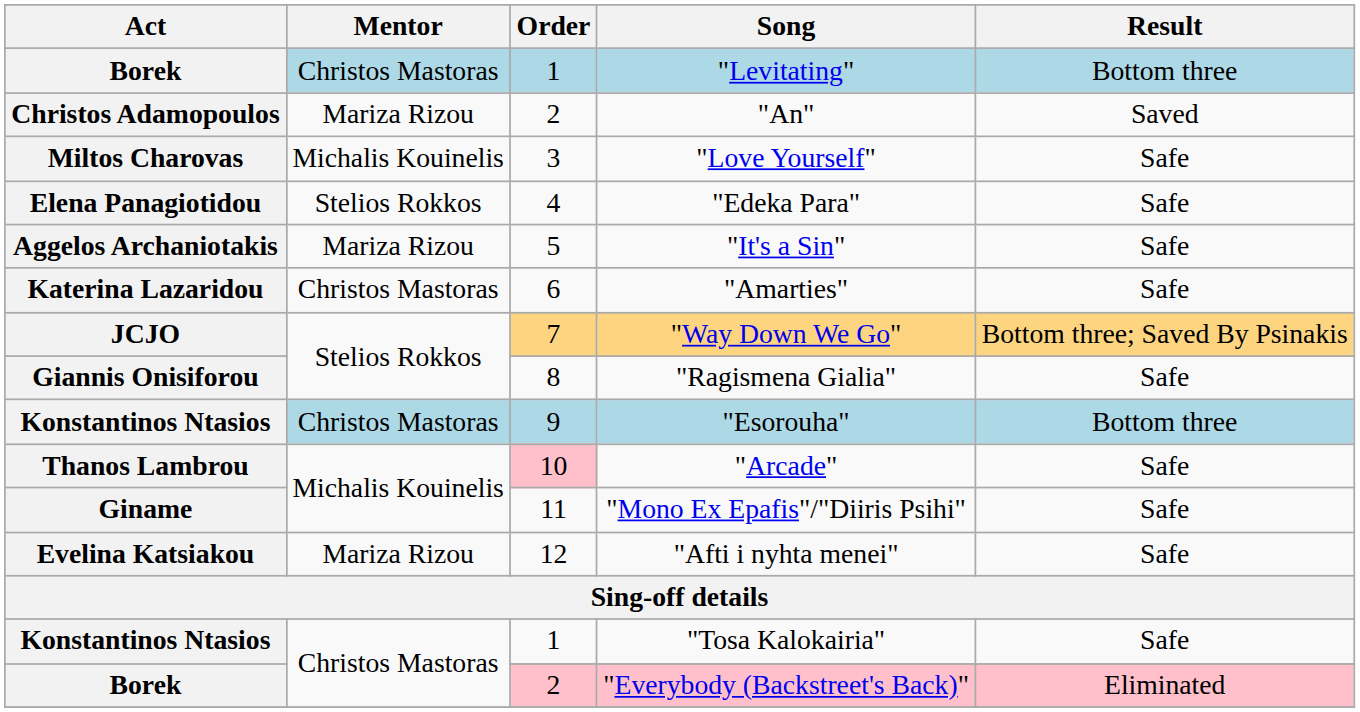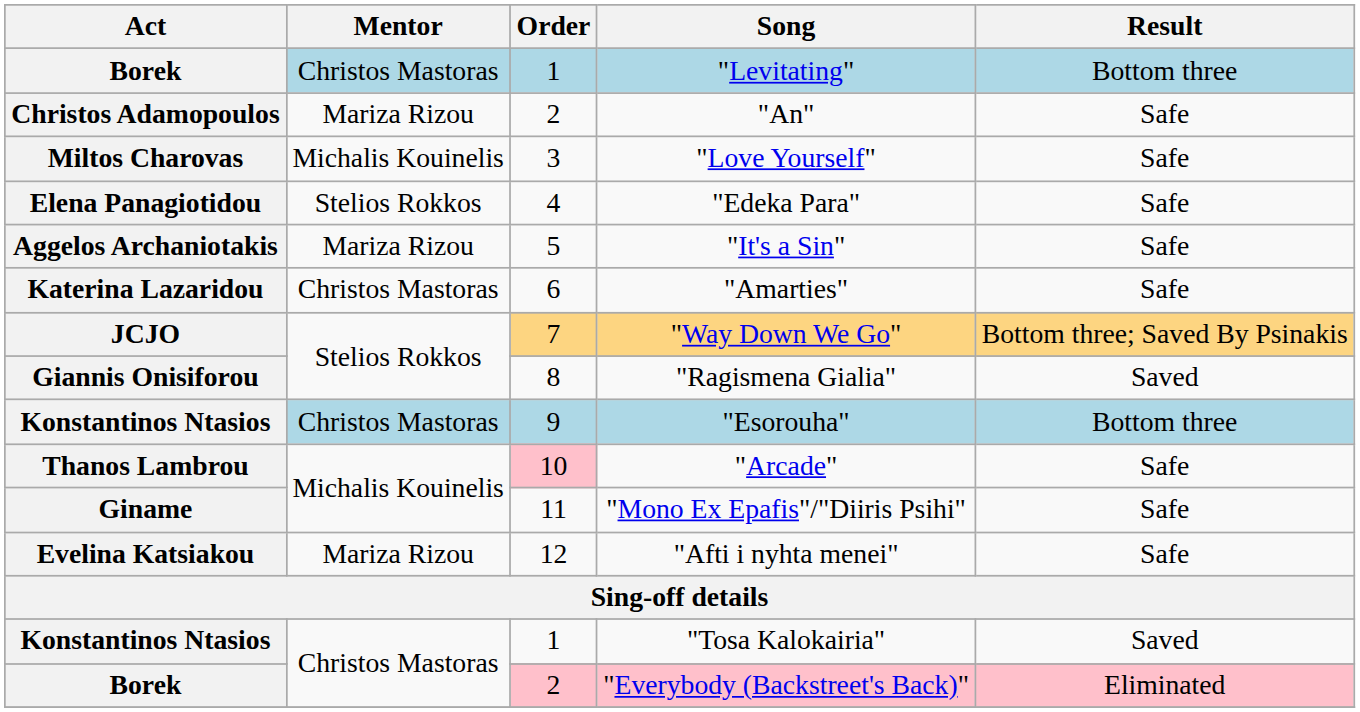(1165, 114) Saved -> (1165, 114) Safe
(1165, 377) Safe -> (1165, 377) Saved
(1165, 641) Safe -> (1165, 641) Saved
